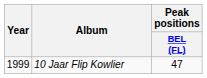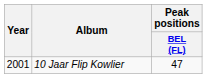(18, 65) 1999 -> (18, 65) 2001
